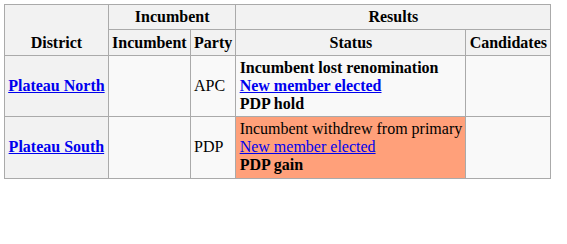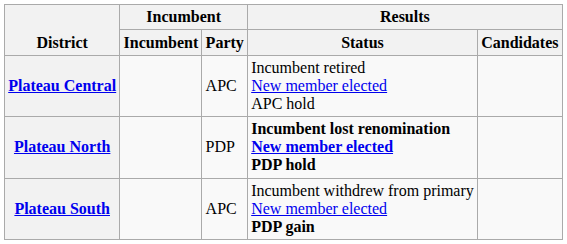+ row: (62, 85)
(210, 85) APC -> (220, 147) PDP
(209, 147) PDP -> (221, 208) APC
(351, 147) lightsalmon background -> (362, 208) no background
